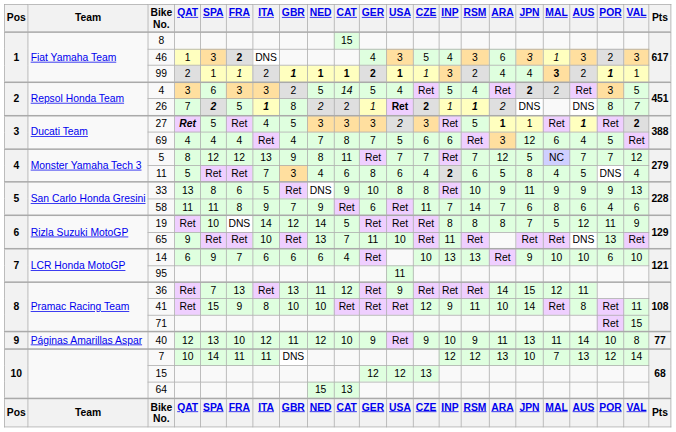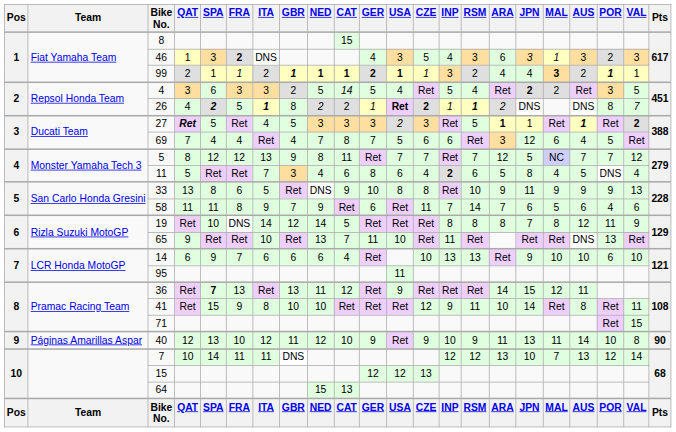(188, 107) 7 -> (188, 107) 4
(188, 140) 4 -> (188, 140) 7
(556, 207) 8 -> (556, 207) 5
(556, 224) 5 -> (556, 224) 8
(213, 290) normal -> (213, 290) bold
(660, 340) 77 -> (660, 340) 90
